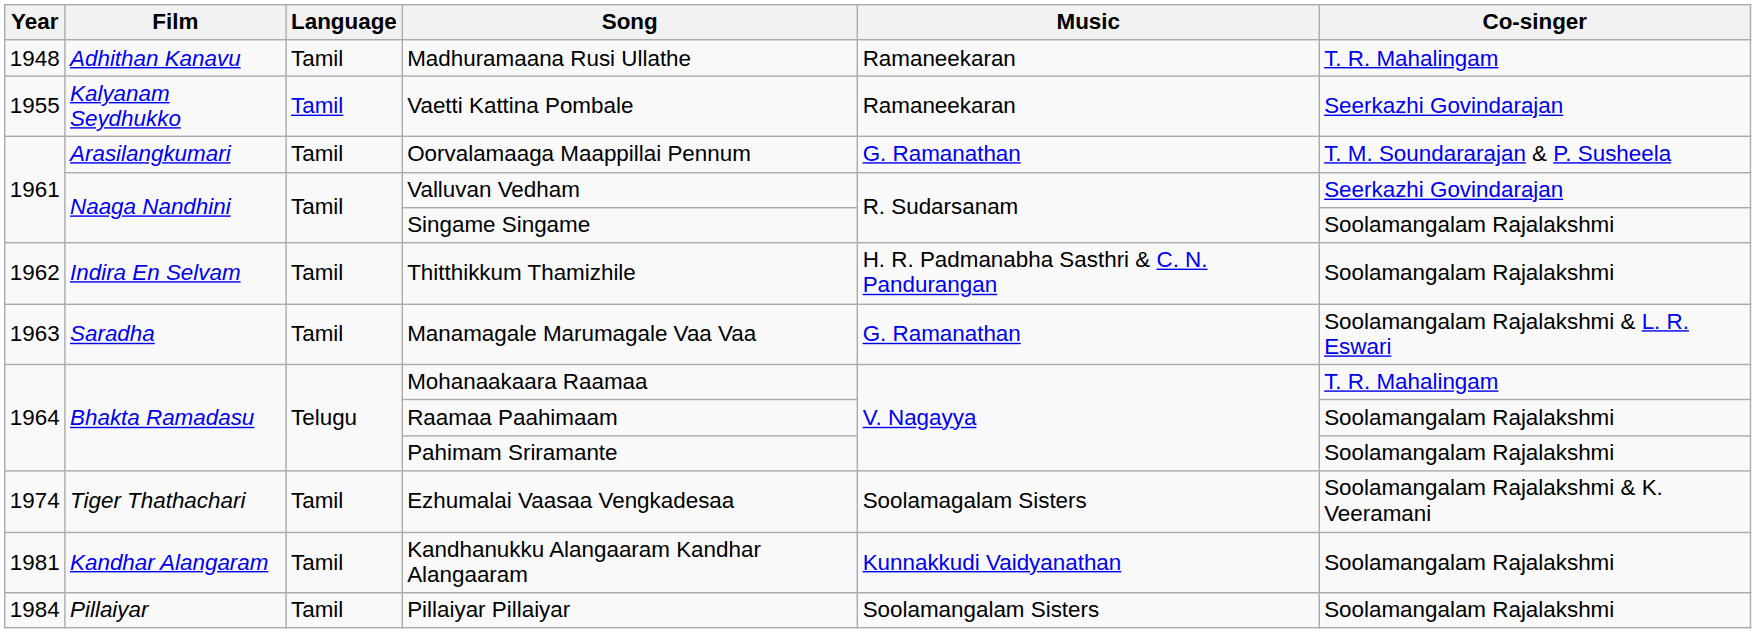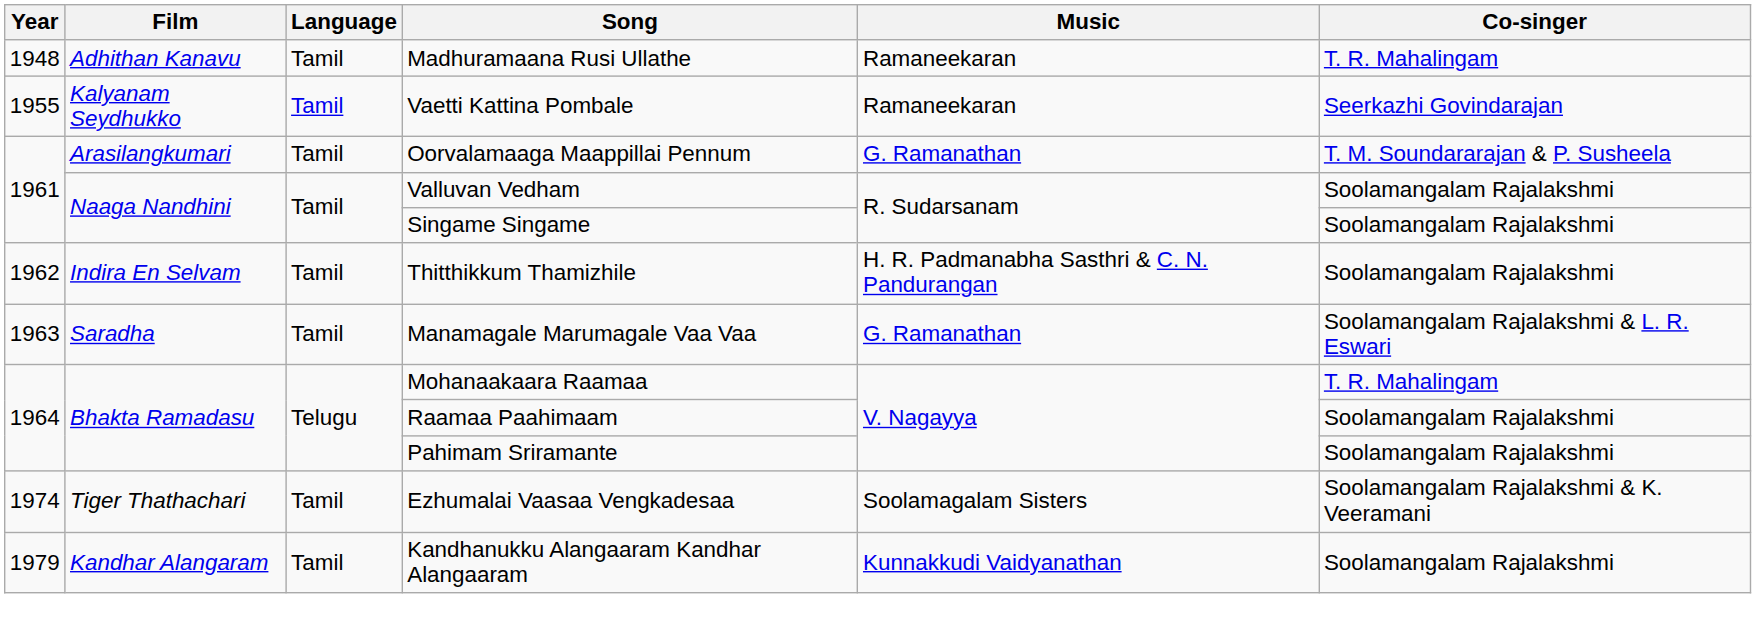(1444, 189) Seerkazhi Govindarajan -> (1469, 189) Soolamangalam Rajalakshmi
(35, 561) 1981 -> (35, 561) 1979
- row: (489, 610)
